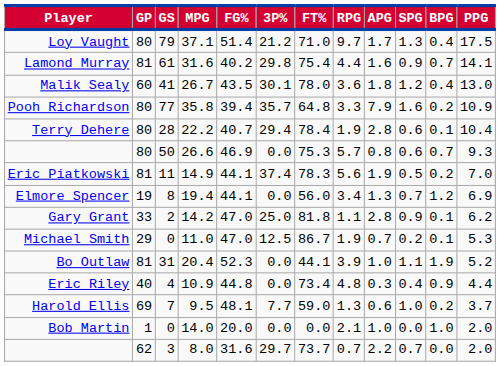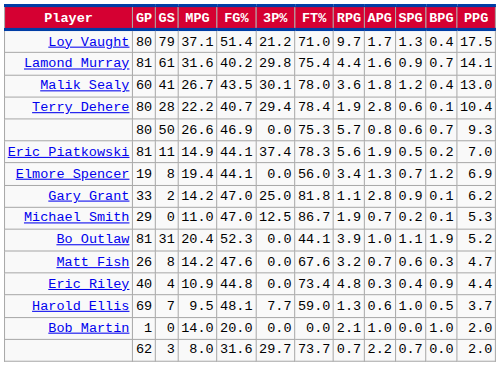- row: (69, 108)
+ row: (93, 262)
(441, 306) 0.2 -> (441, 306) 0.5
